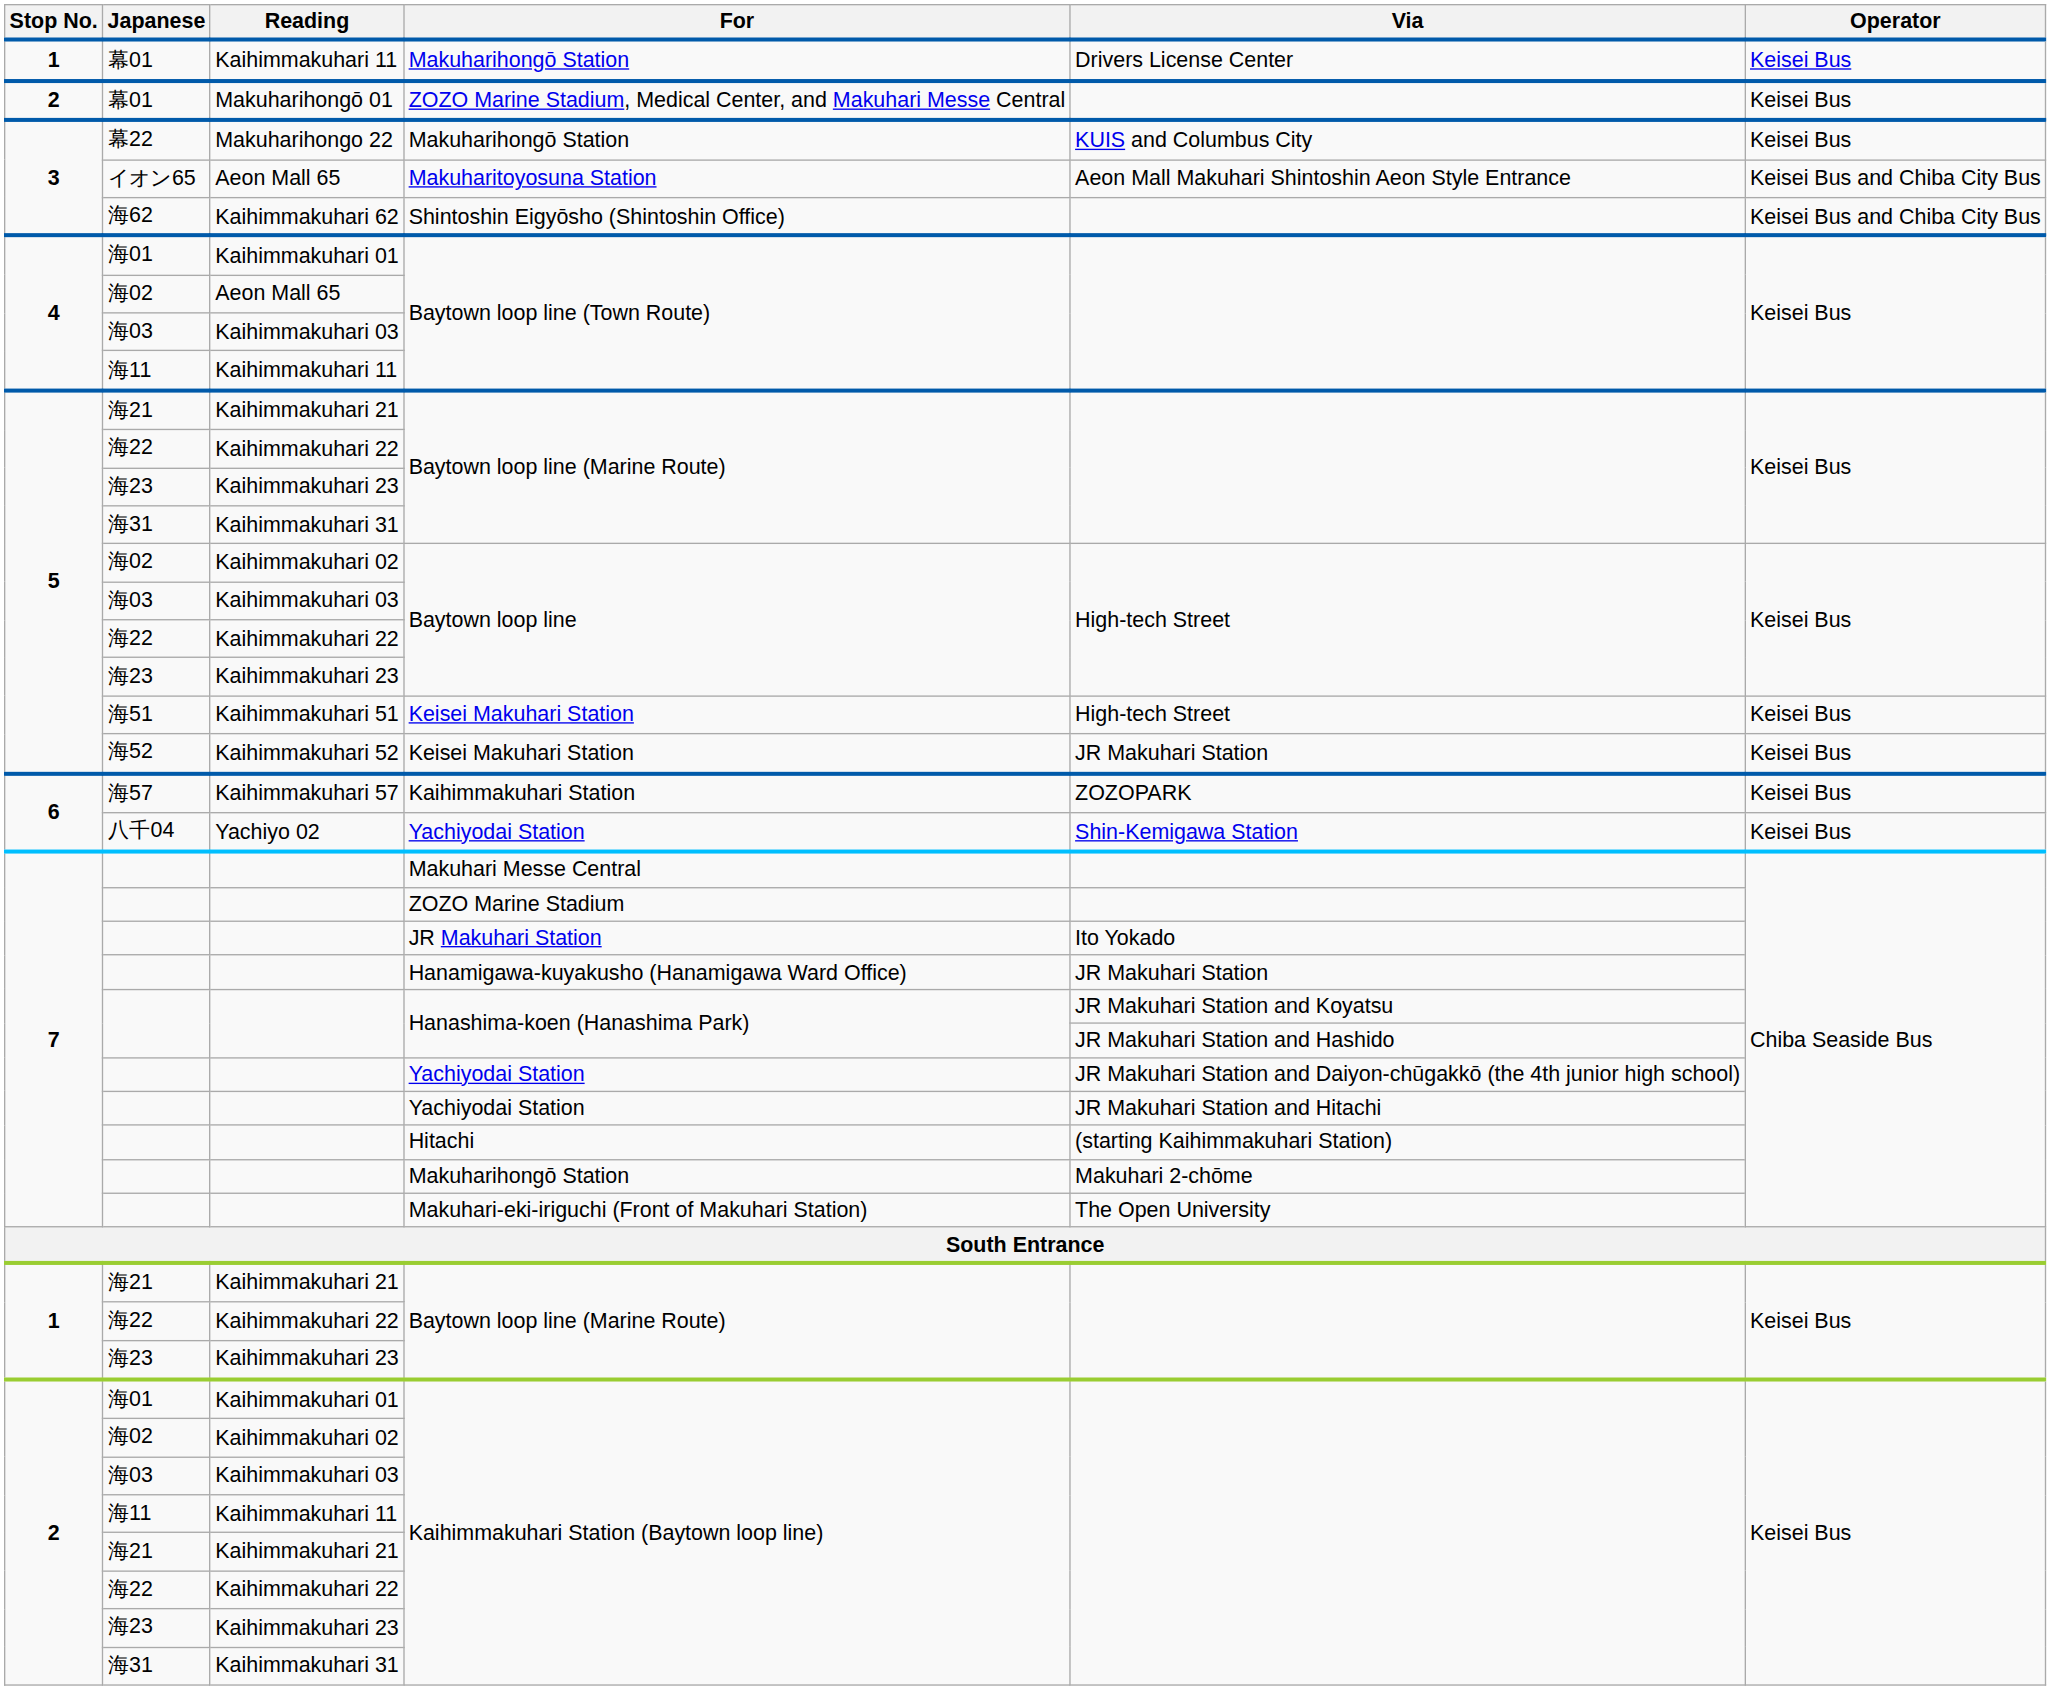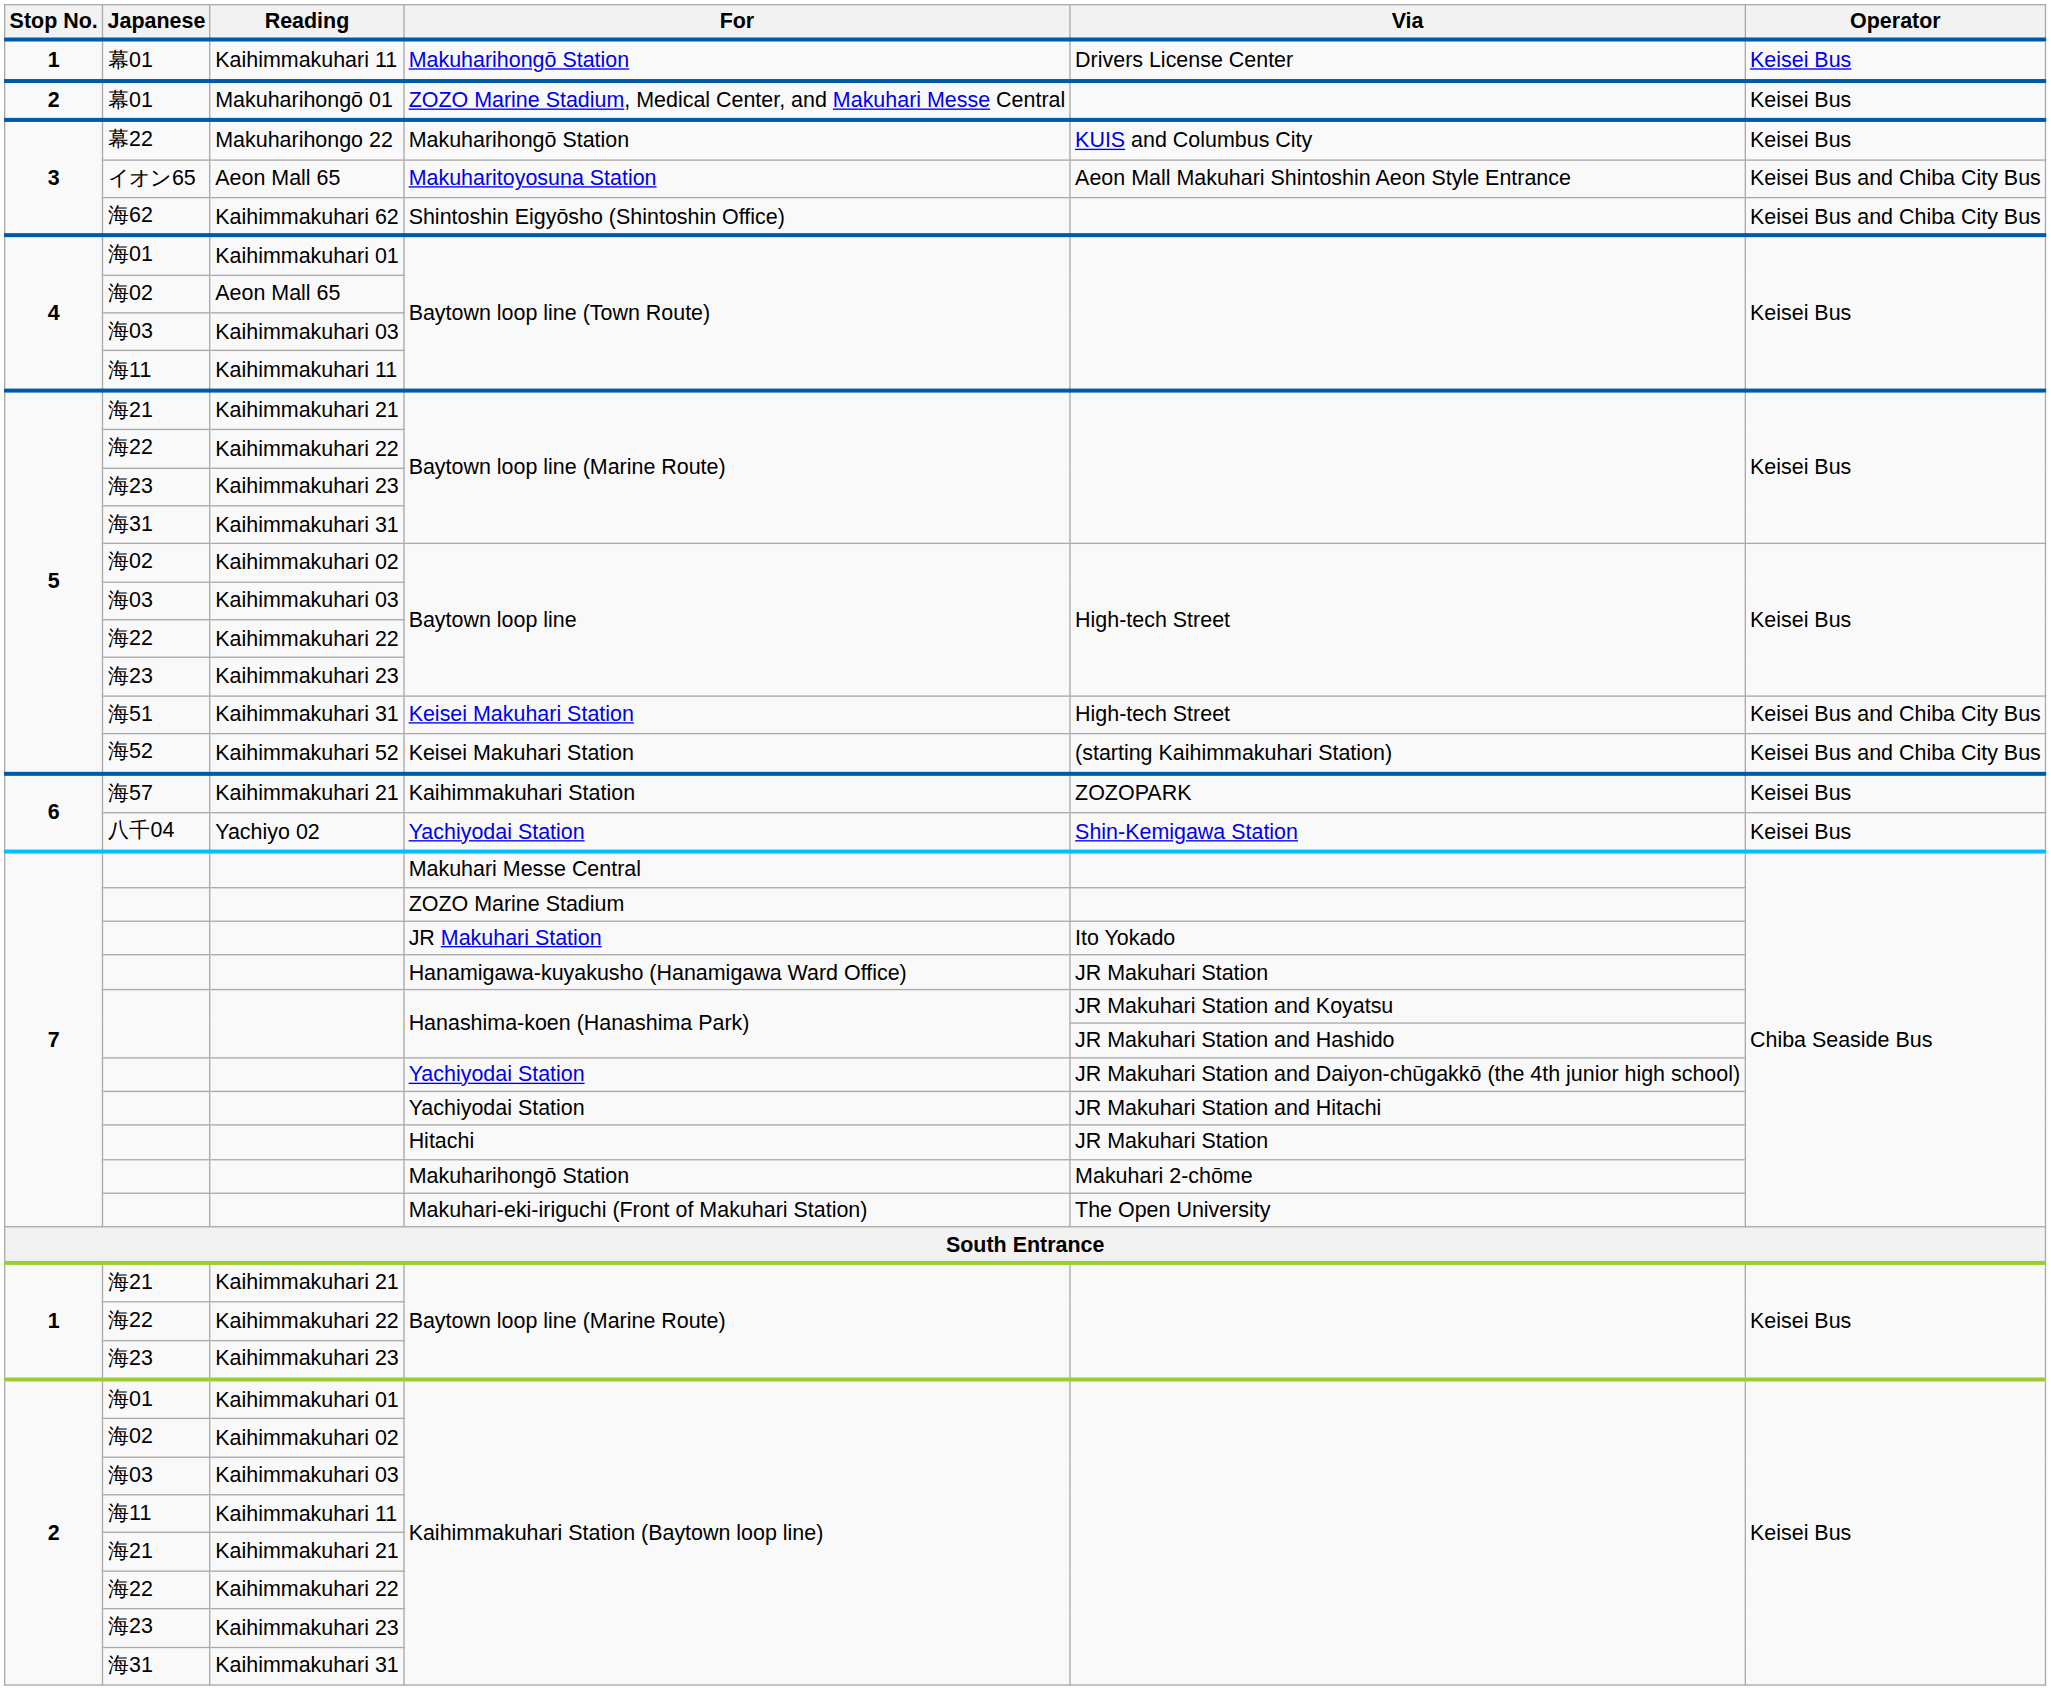(307, 714) Kaihimmakuhari 51 -> (307, 714) Kaihimmakuhari 31
(1801, 714) Keisei Bus -> (1895, 714) Keisei Bus and Chiba City Bus
(1172, 752) JR Makuhari Station -> (1234, 752) (starting Kaihimmakuhari Station)
(1801, 752) Keisei Bus -> (1895, 752) Keisei Bus and Chiba City Bus
(307, 793) Kaihimmakuhari 57 -> (307, 793) Kaihimmakuhari 21
(1234, 1142) (starting Kaihimmakuhari Station) -> (1172, 1142) JR Makuhari Station
